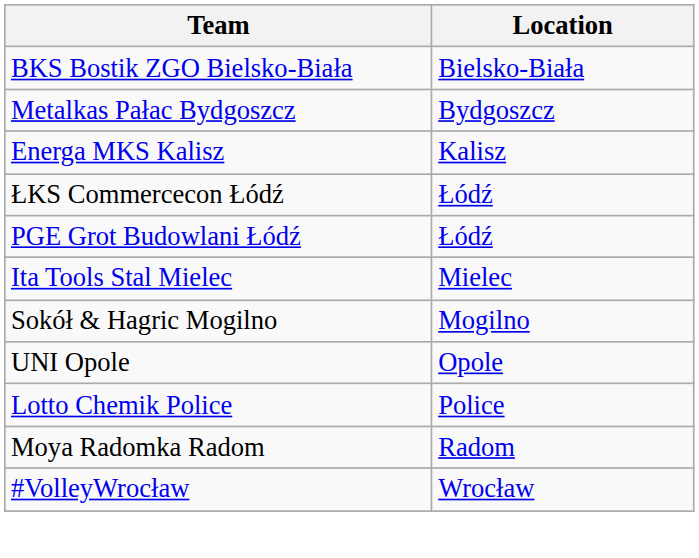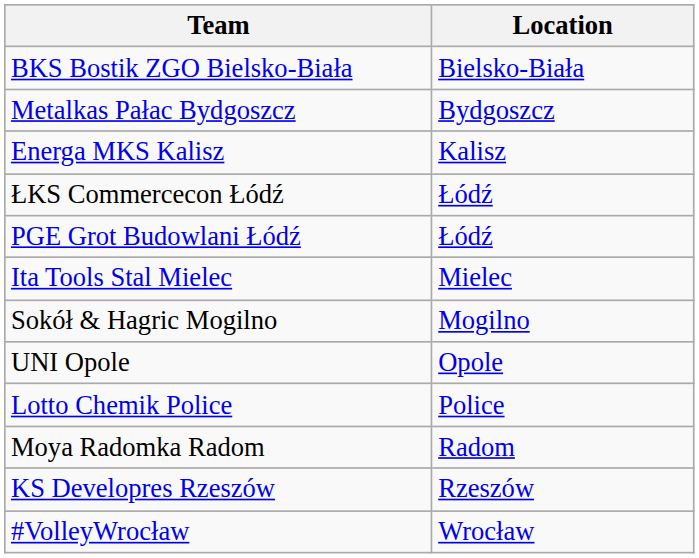+ row: (143, 488)
